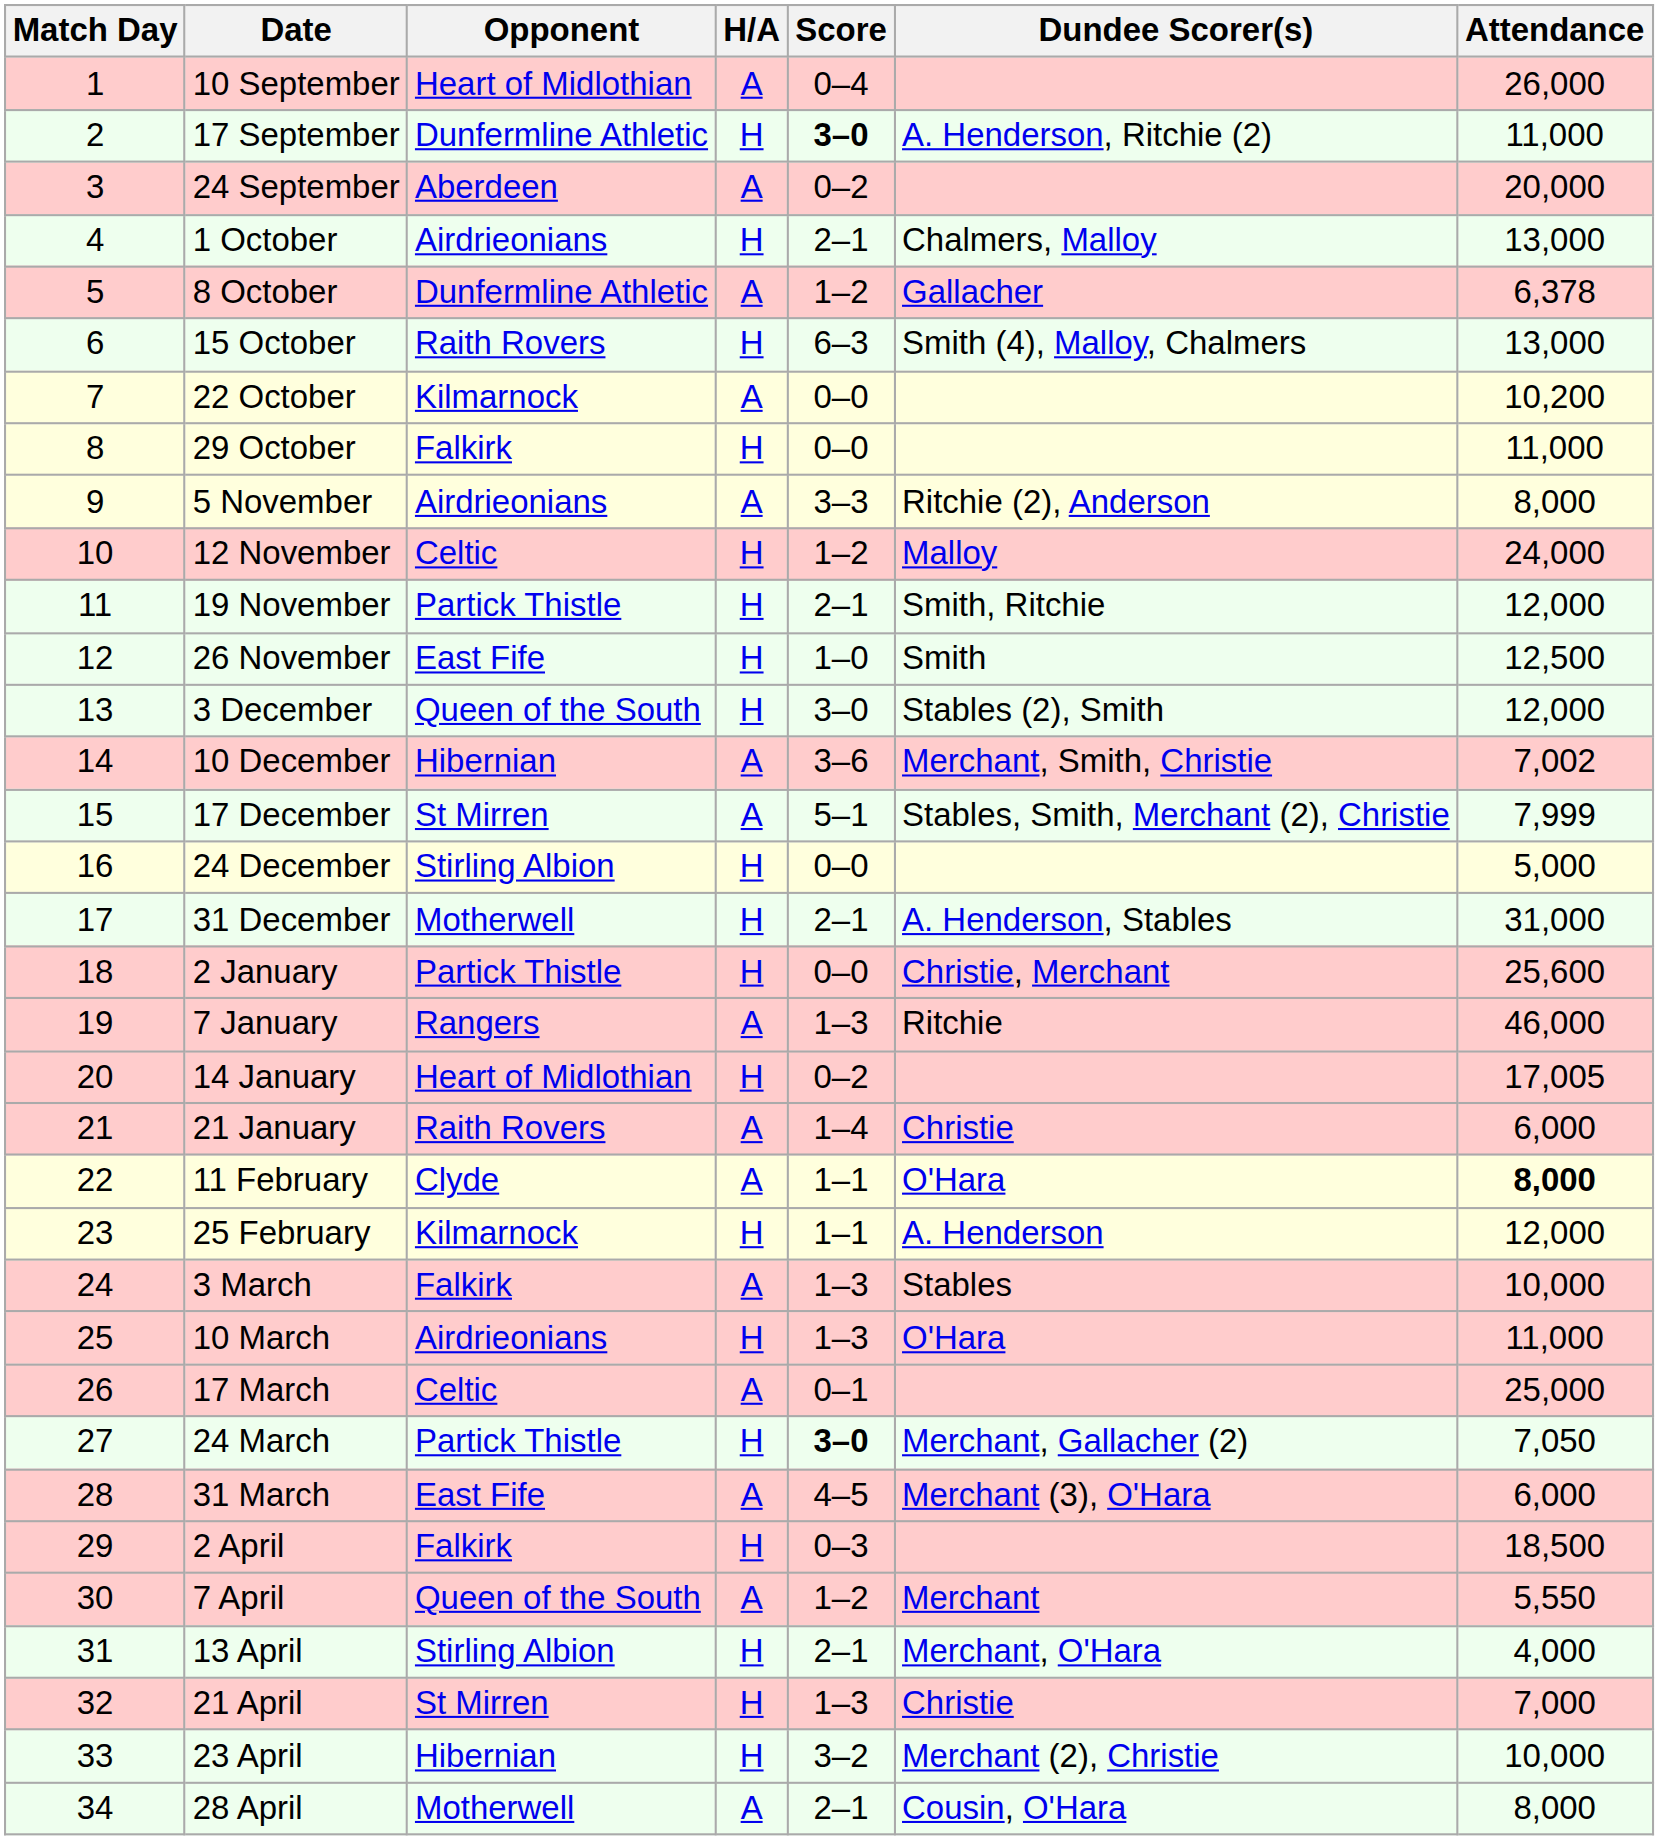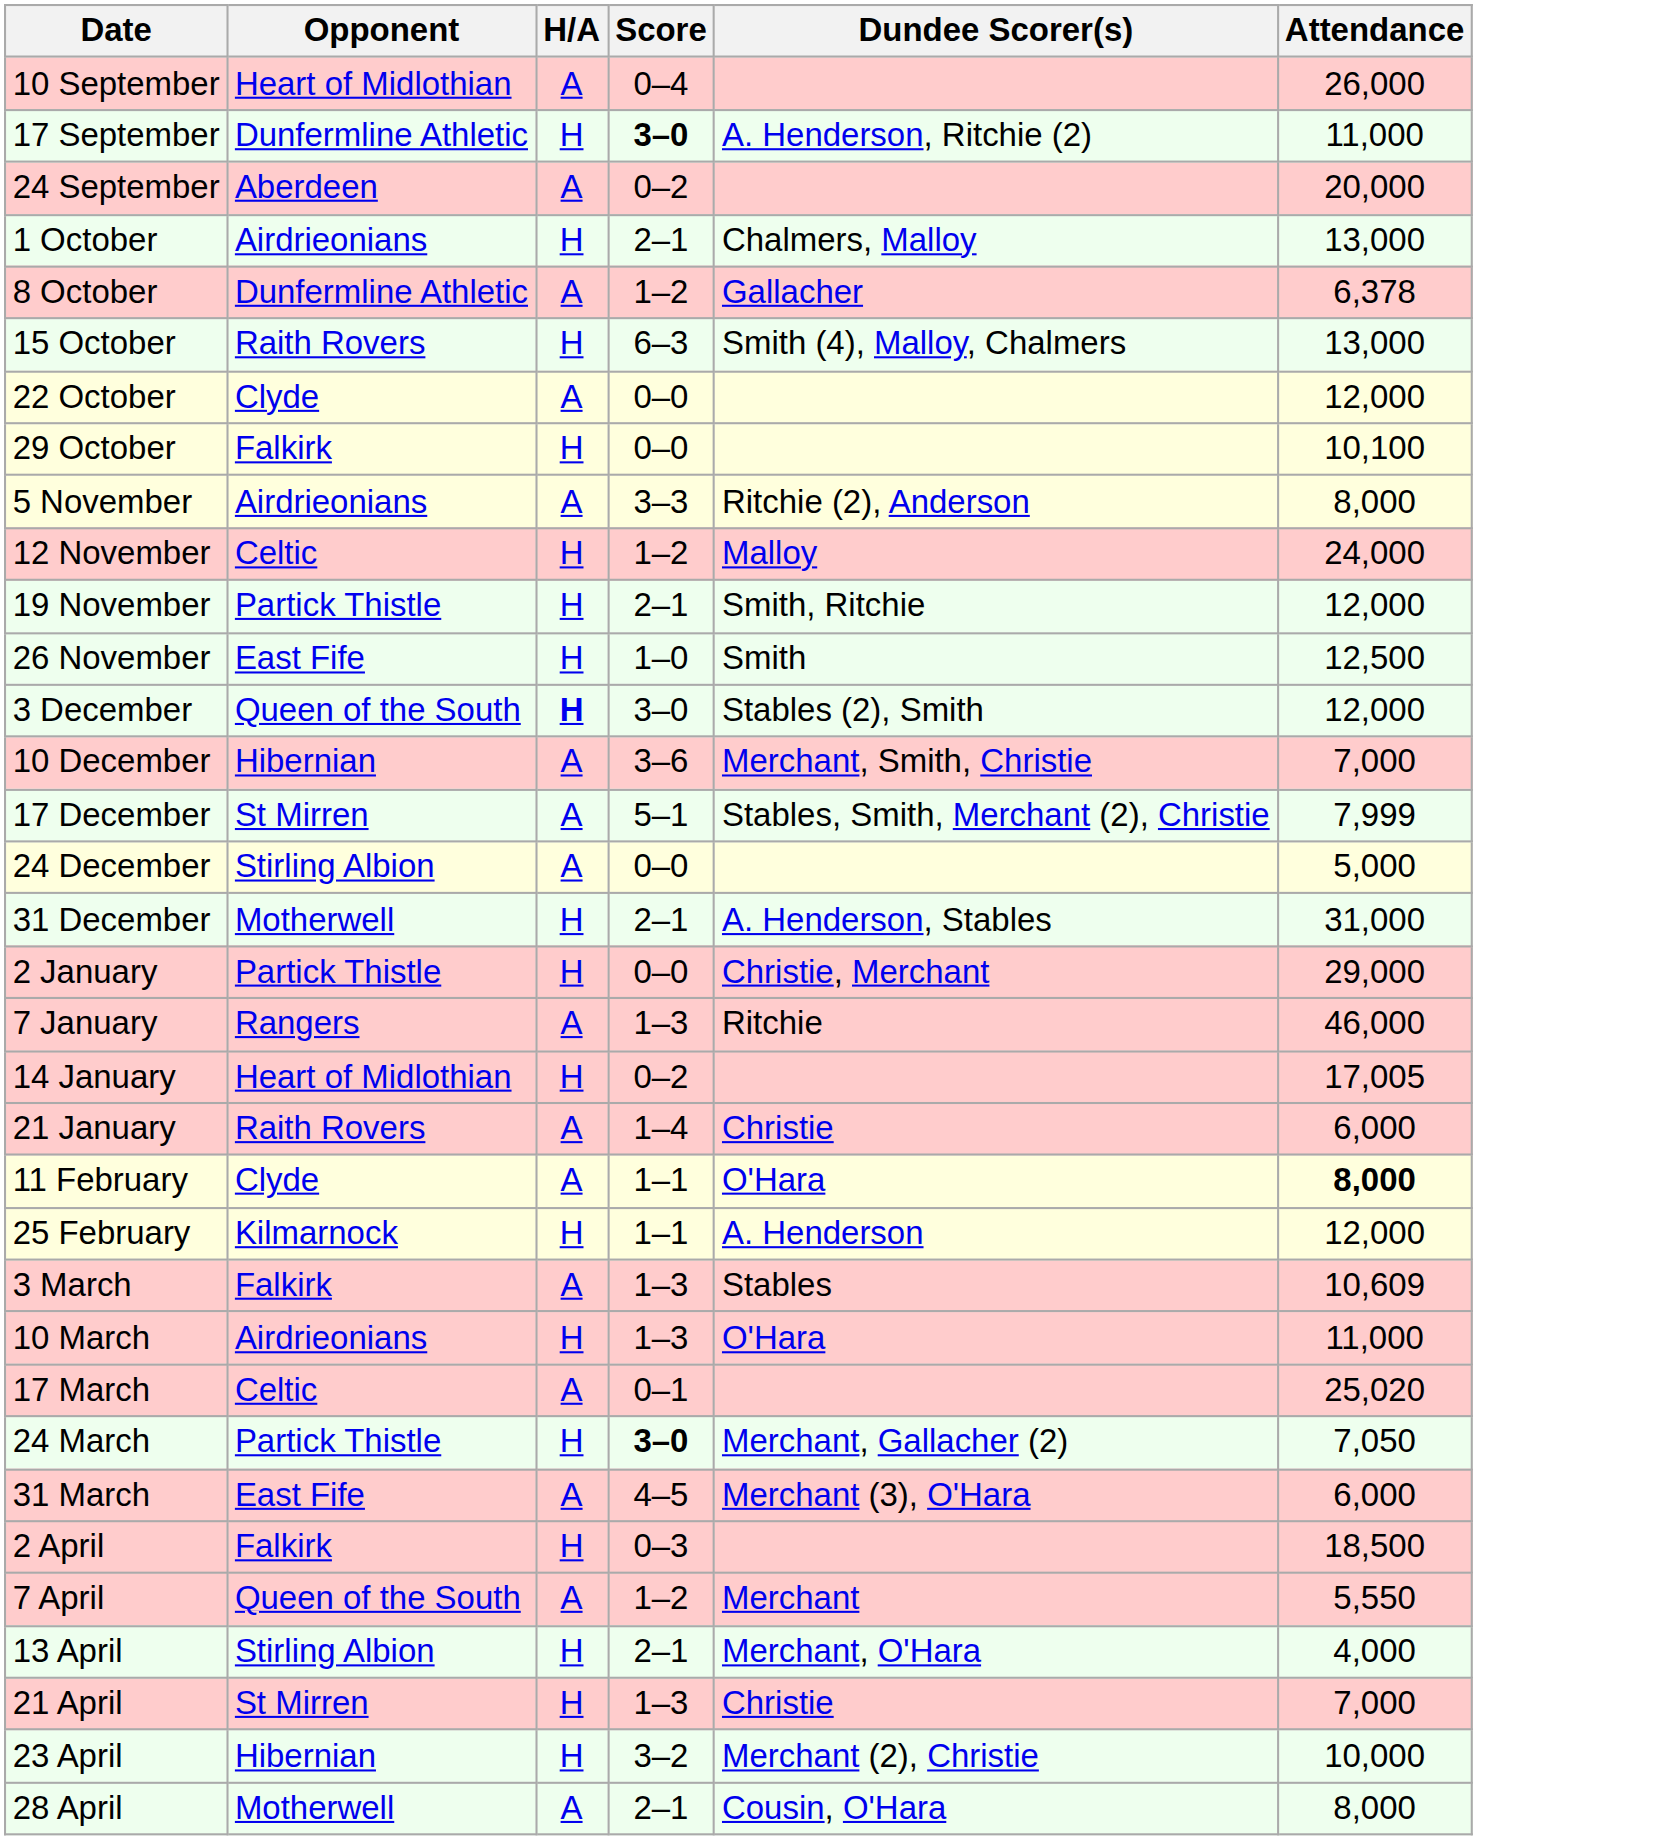- column: (95, 30)
(496, 396) Kilmarnock -> (277, 396) Clyde
(1555, 396) 10,200 -> (1375, 396) 12,000
(1555, 448) 11,000 -> (1375, 448) 10,100
(752, 710) normal -> (572, 710) bold
(1555, 762) 7,002 -> (1375, 762) 7,000
(752, 866) H -> (572, 866) A
(1555, 971) 25,600 -> (1375, 971) 29,000
(1555, 1285) 10,000 -> (1375, 1285) 10,609
(1555, 1389) 25,000 -> (1375, 1389) 25,020
